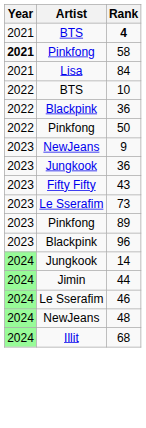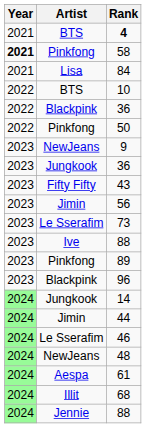+ row: (71, 204)
+ row: (71, 242)
+ row: (71, 375)
+ row: (71, 413)
